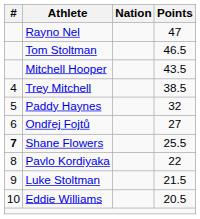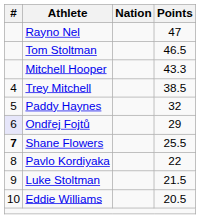(175, 69) 43.5 -> (175, 69) 43.3
(14, 124) no background -> (14, 124) lavender background
(175, 124) 27 -> (175, 124) 29
